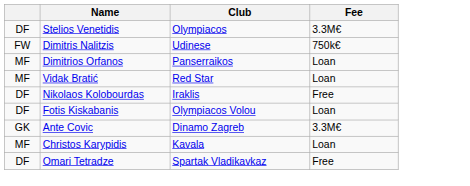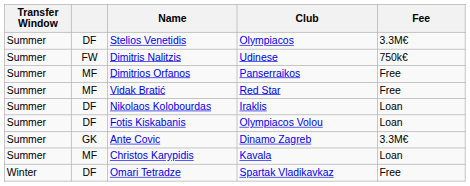+ column: (38, 18)
(324, 62) Loan -> (390, 73) Free
(324, 78) Loan -> (390, 90) Free
(323, 95) Free -> (391, 106) Loan
